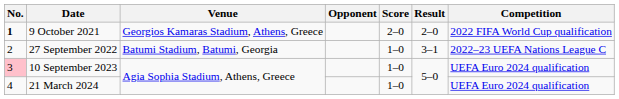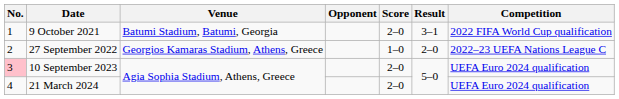(10, 31) bold -> (10, 31) normal
(223, 31) Georgios Kamaras Stadium, Athens, Greece -> (200, 31) Batumi Stadium, Batumi, Georgia
(430, 31) 2–0 -> (430, 31) 3–1
(200, 49) Batumi Stadium, Batumi, Georgia -> (223, 49) Georgios Kamaras Stadium, Athens, Greece
(430, 49) 3–1 -> (430, 49) 2–0
(395, 67) 1–0 -> (395, 67) 2–0
(395, 85) 1–0 -> (395, 85) 2–0
